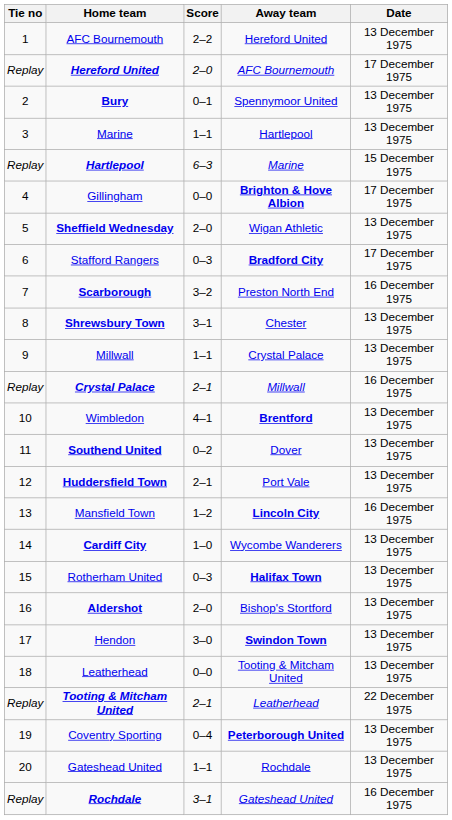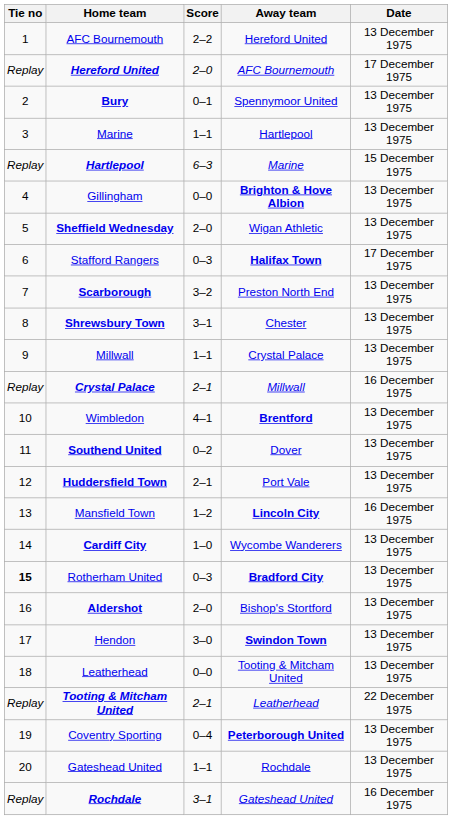(399, 197) 17 December 1975 -> (399, 197) 13 December 1975
(286, 260) Bradford City -> (286, 260) Halifax Town
(399, 292) 16 December 1975 -> (399, 292) 13 December 1975
(25, 577) normal -> (25, 577) bold
(286, 577) Halifax Town -> (286, 577) Bradford City
